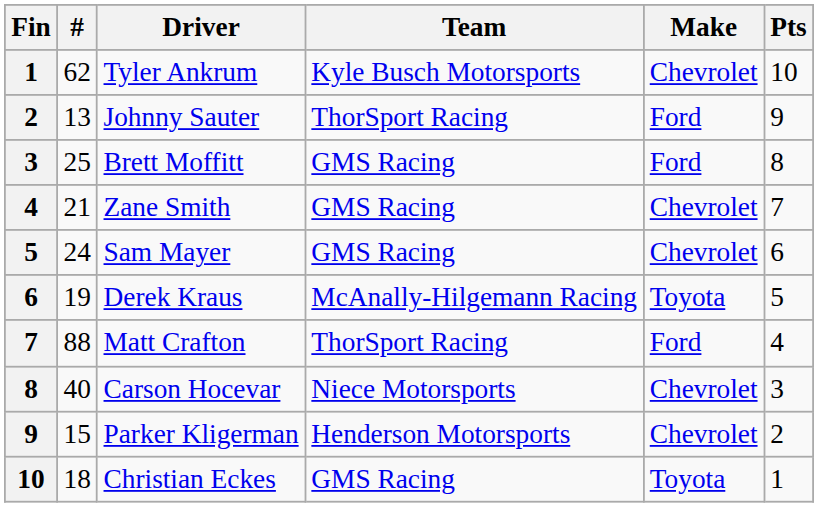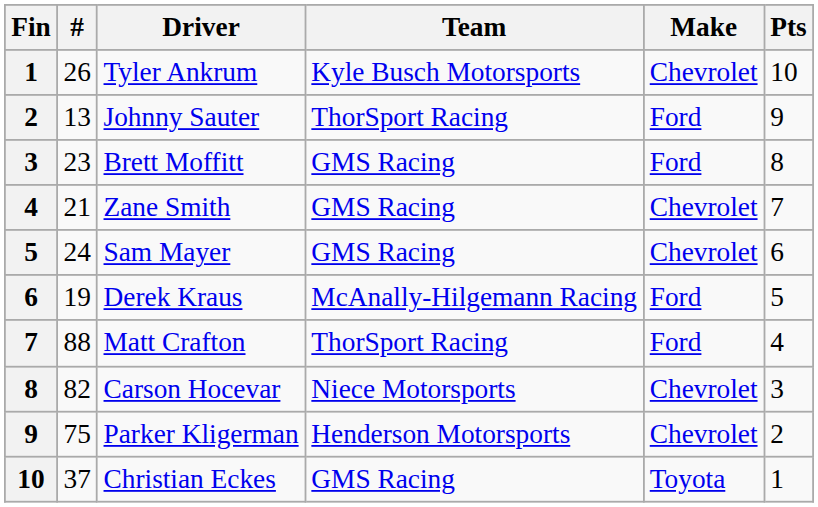(77, 72) 62 -> (77, 72) 26
(77, 162) 25 -> (77, 162) 23
(688, 297) Toyota -> (676, 297) Ford
(77, 388) 40 -> (77, 388) 82
(77, 433) 15 -> (77, 433) 75
(77, 478) 18 -> (77, 478) 37
